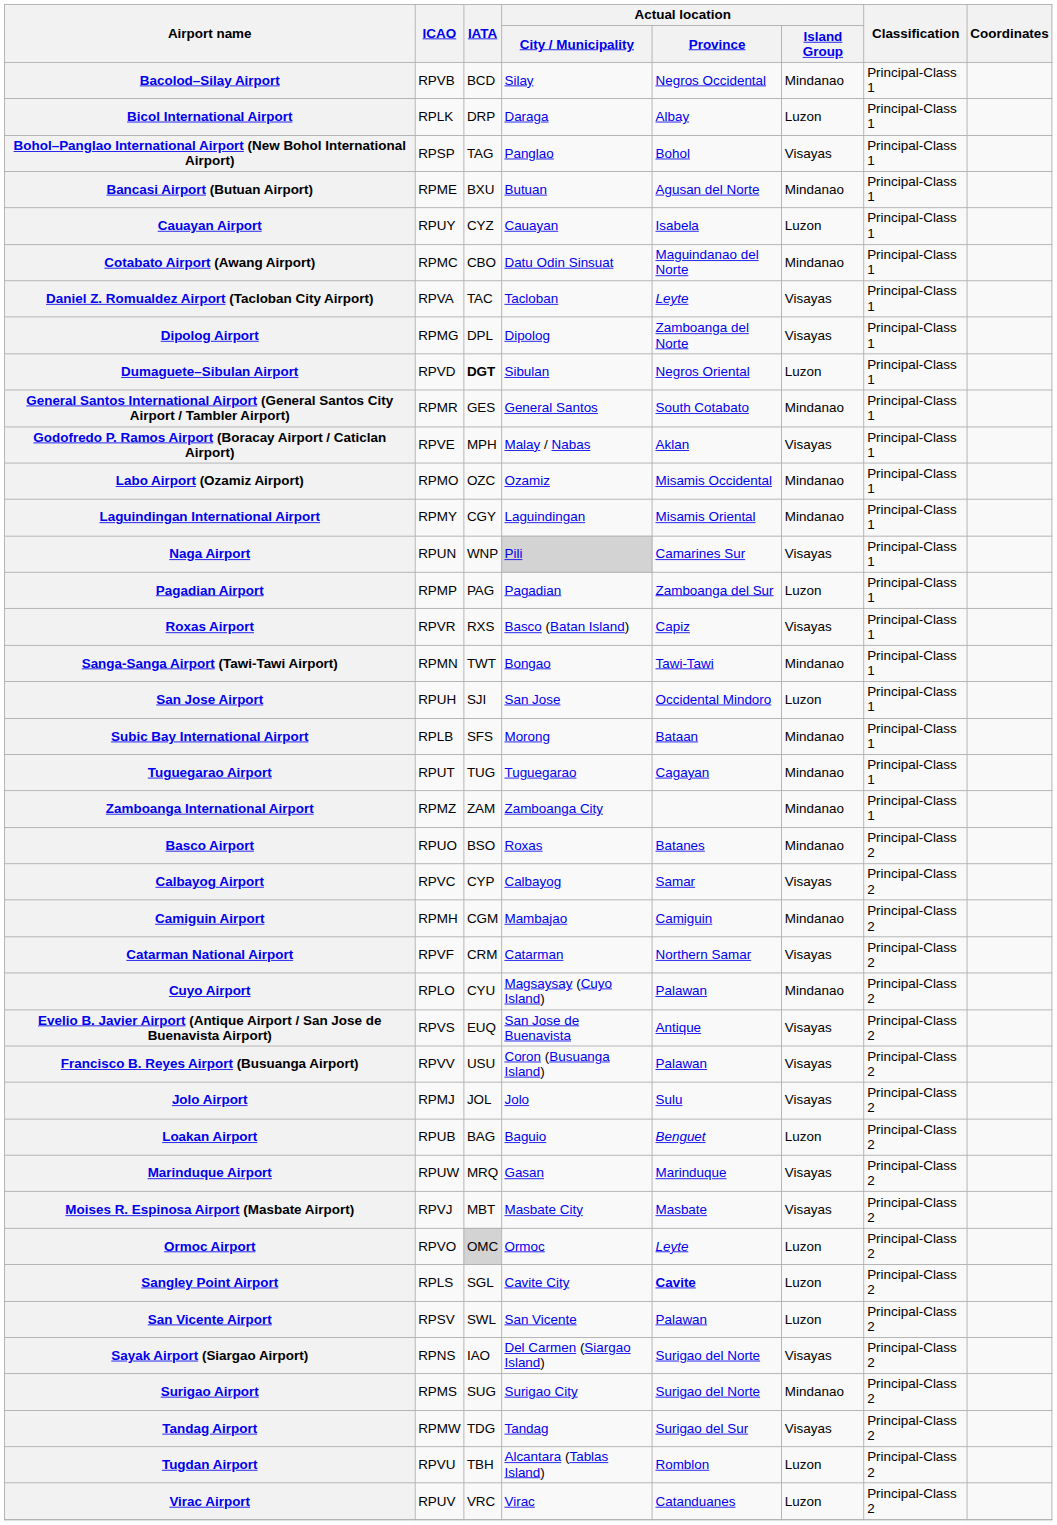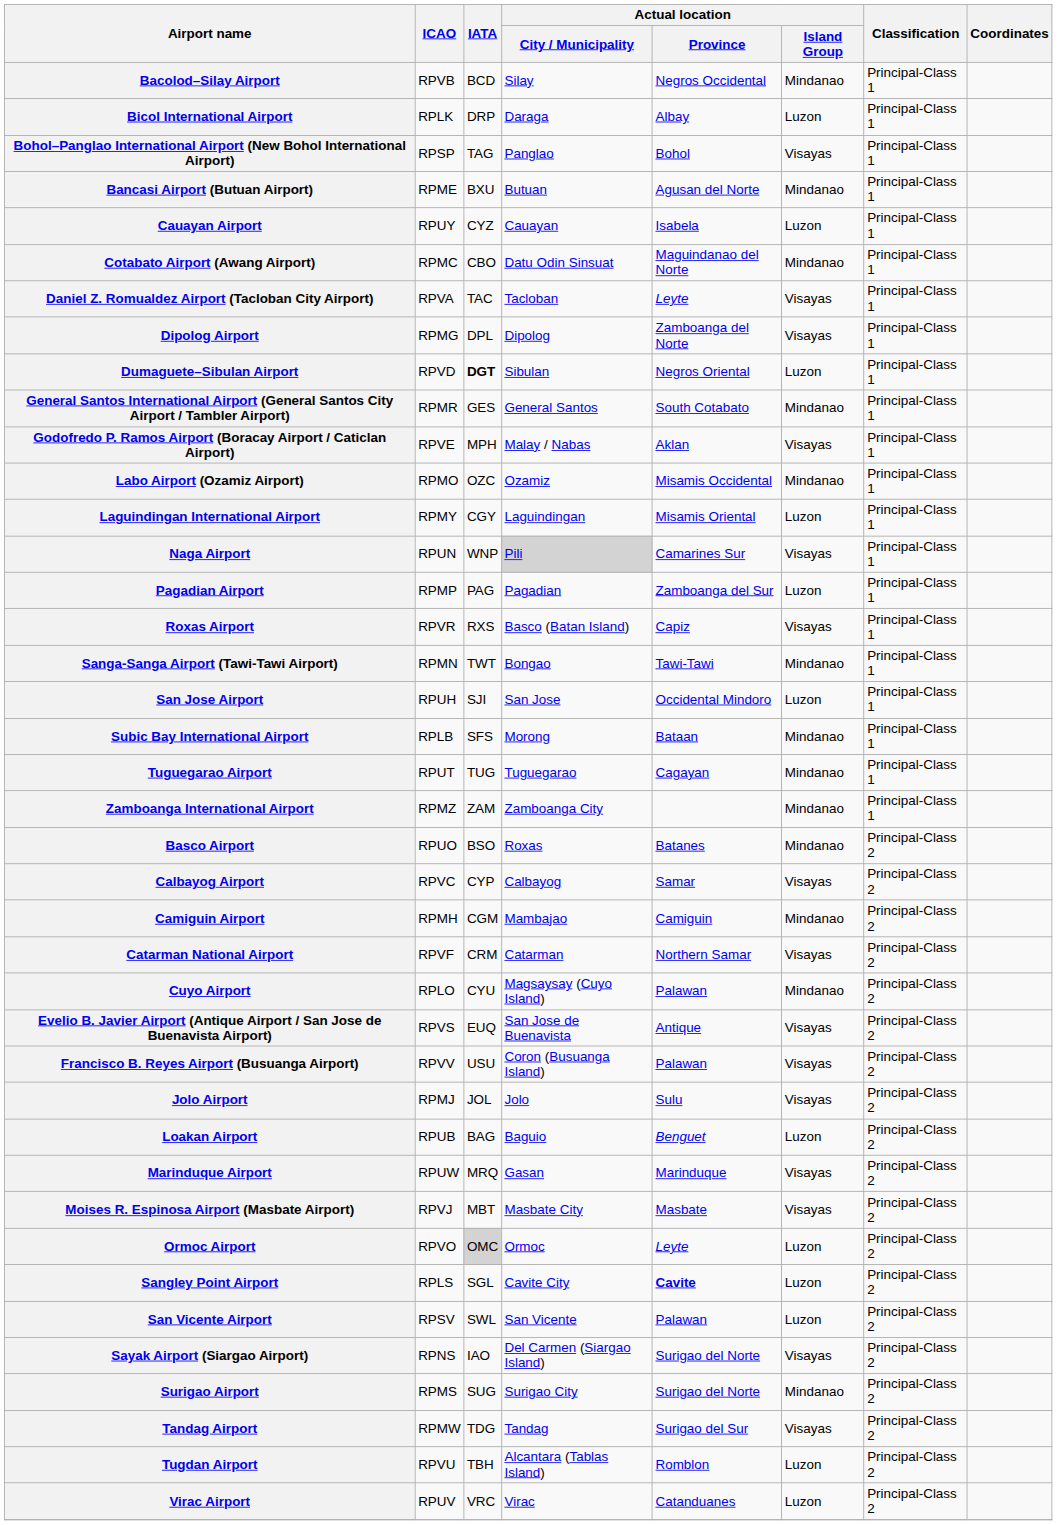(814, 517) Mindanao -> (803, 517) Luzon
